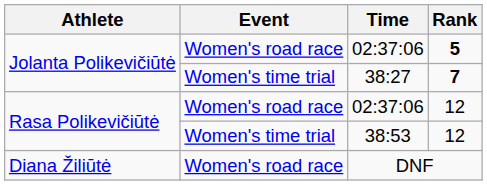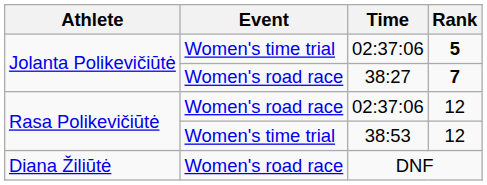(264, 49) Women's road race -> (260, 49) Women's time trial
(260, 78) Women's time trial -> (264, 78) Women's road race
